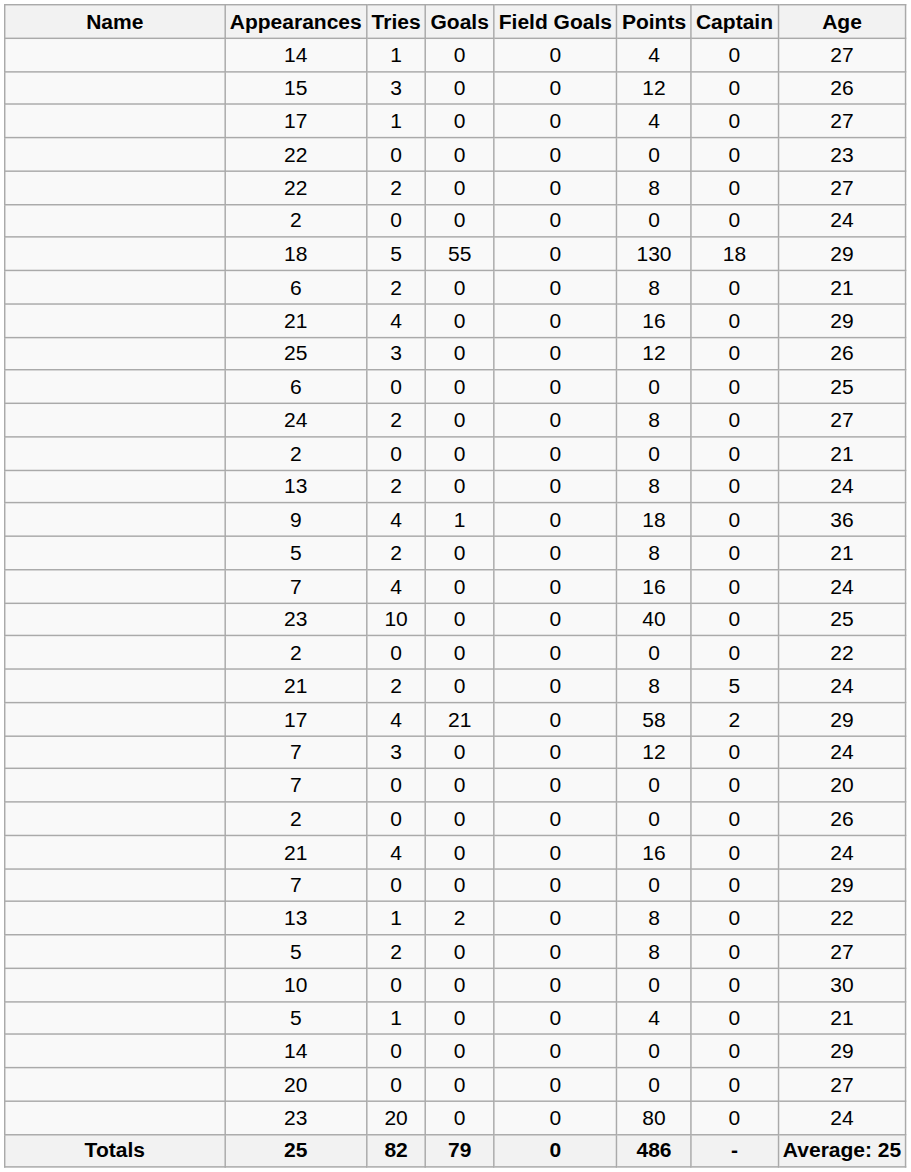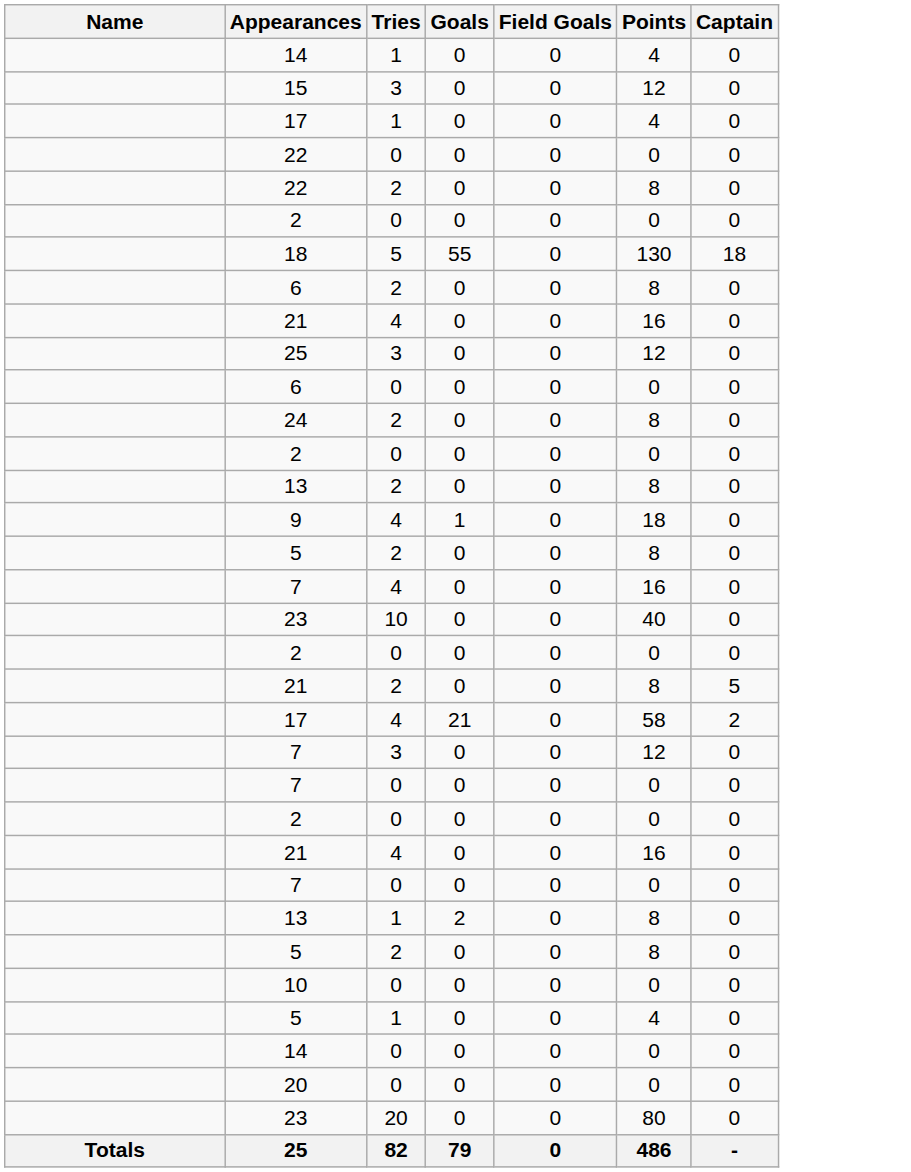- column: (842, 22)
